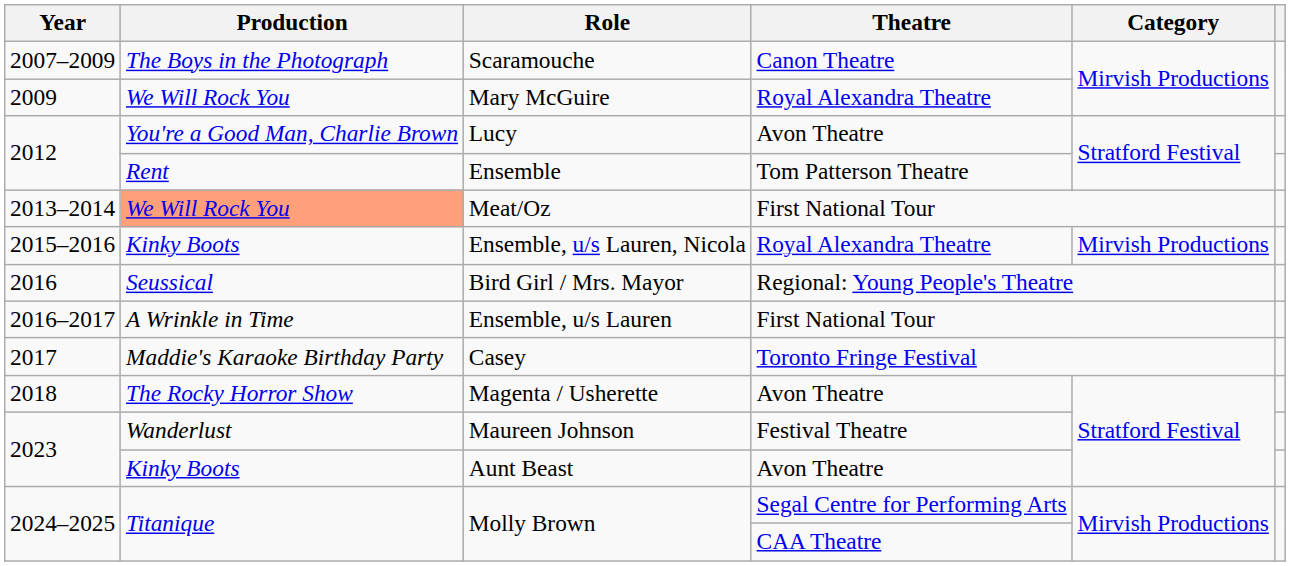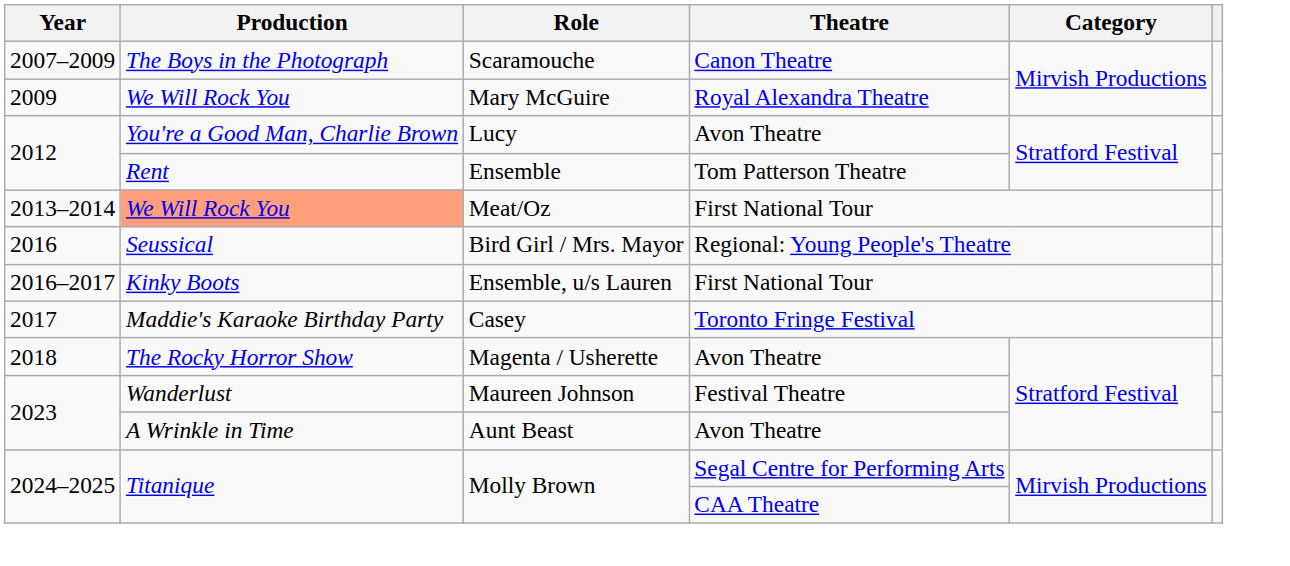- row: (607, 245)
(210, 319) A Wrinkle in Time -> (183, 282) Kinky Boots
(183, 467) Kinky Boots -> (210, 430) A Wrinkle in Time
